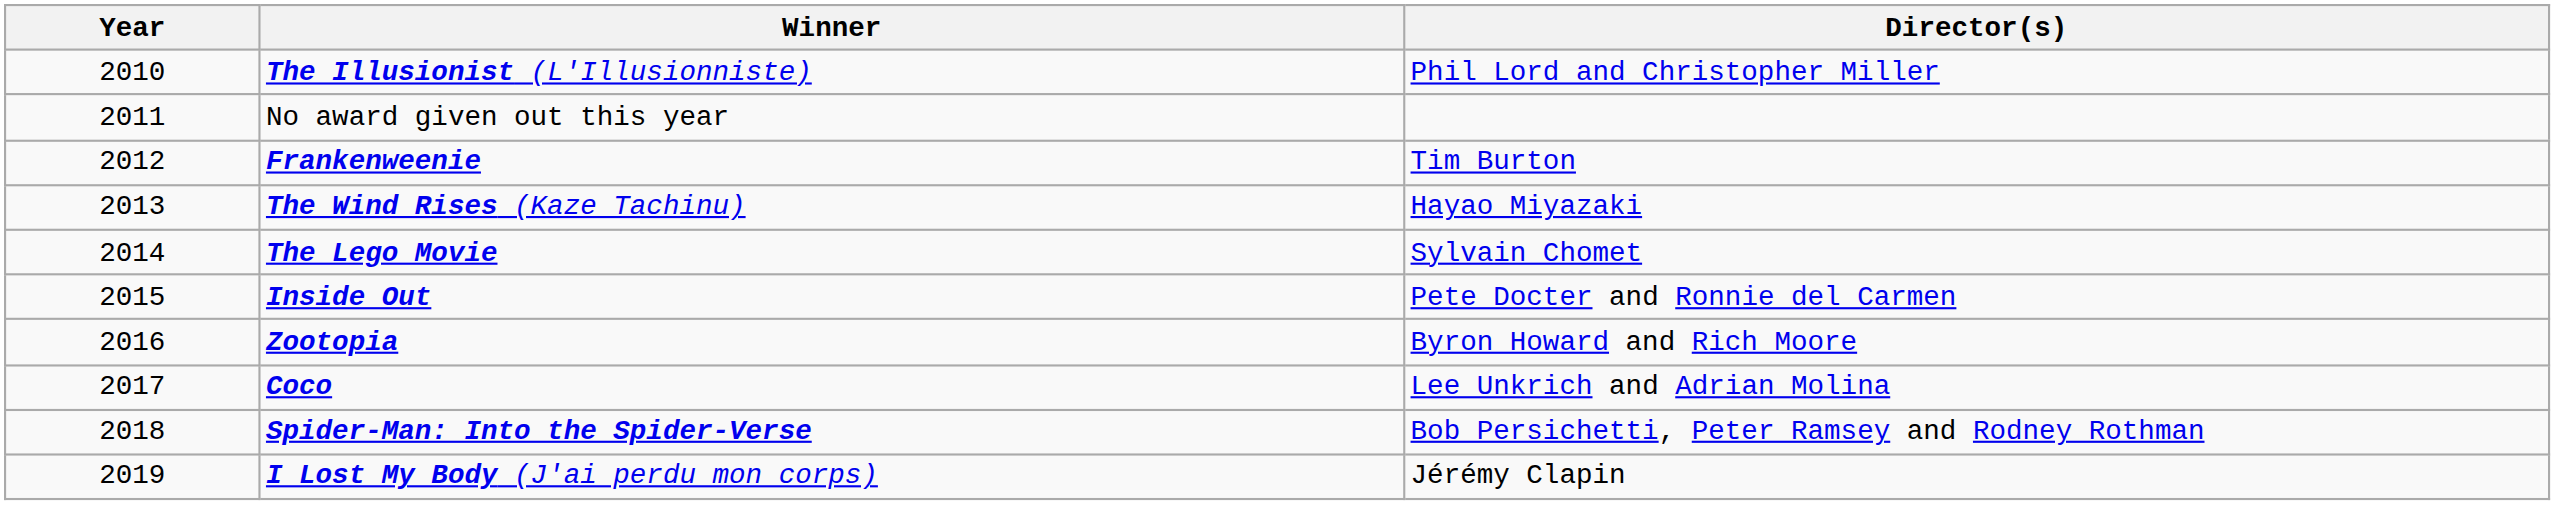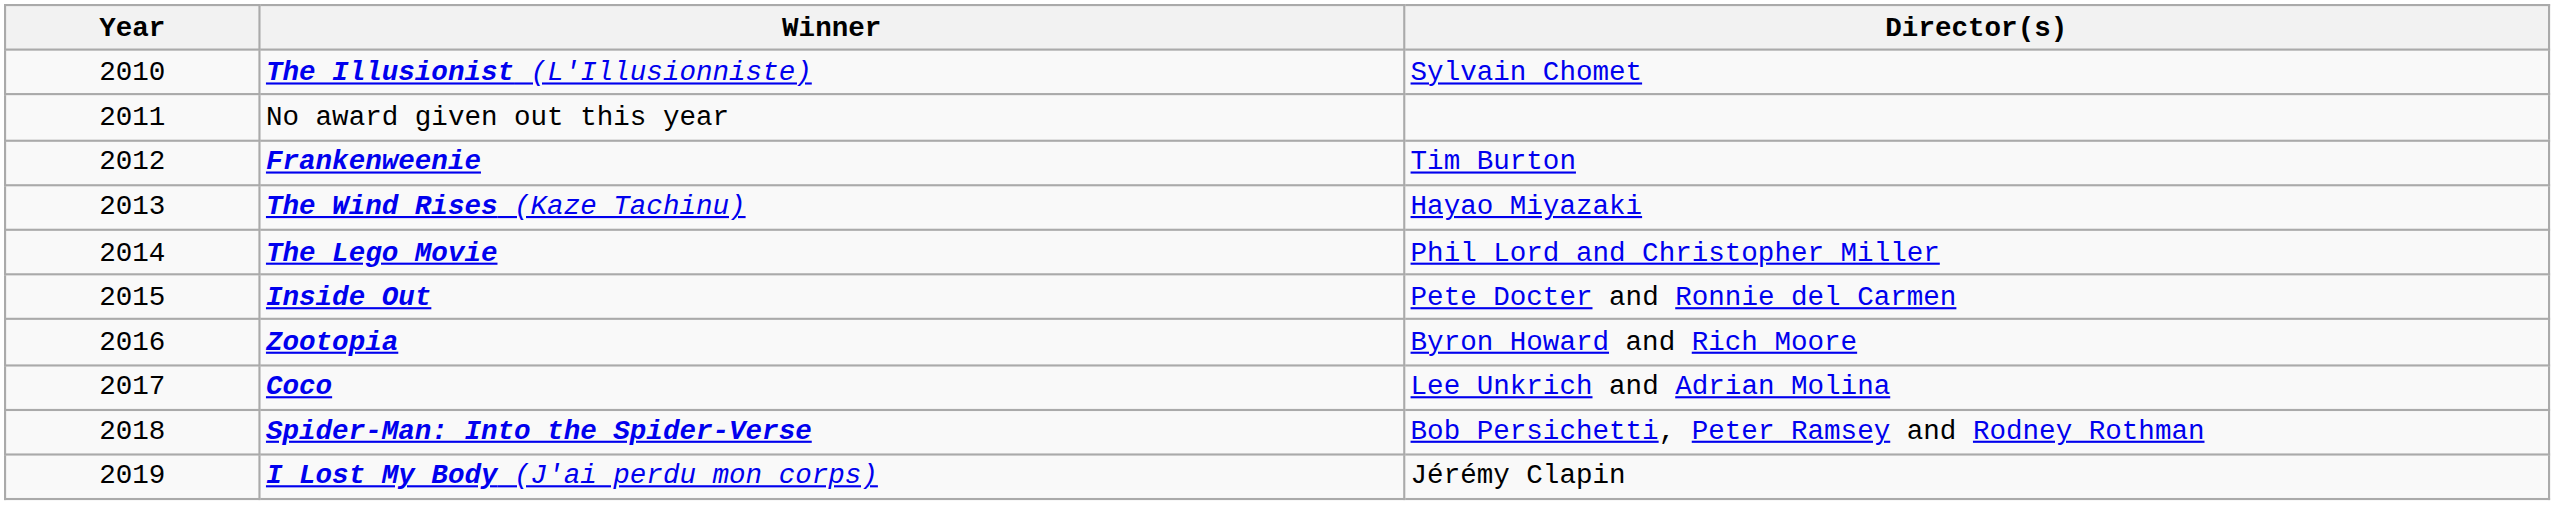(1675, 72) Phil Lord and Christopher Miller -> (1526, 72) Sylvain Chomet
(1526, 252) Sylvain Chomet -> (1675, 252) Phil Lord and Christopher Miller
